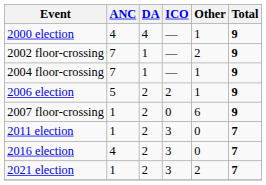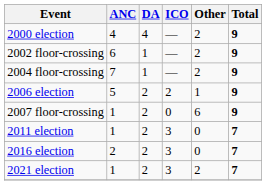(197, 33) 1 -> (197, 33) 2
(113, 53) 7 -> (113, 53) 6
(197, 72) 1 -> (197, 72) 2
(113, 151) 4 -> (113, 151) 2
